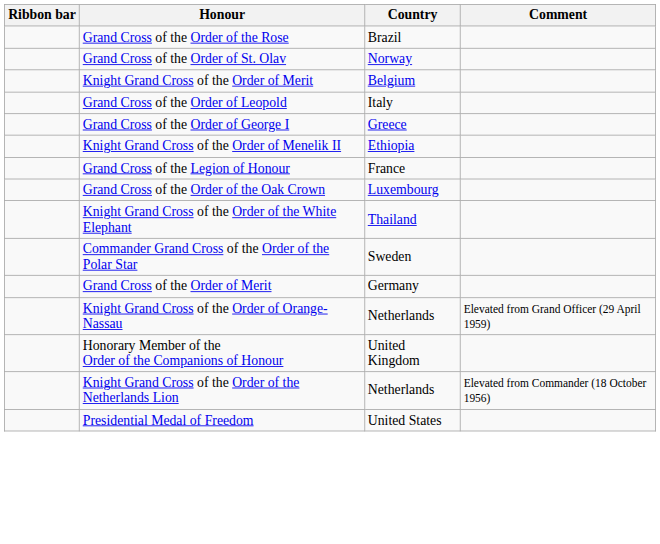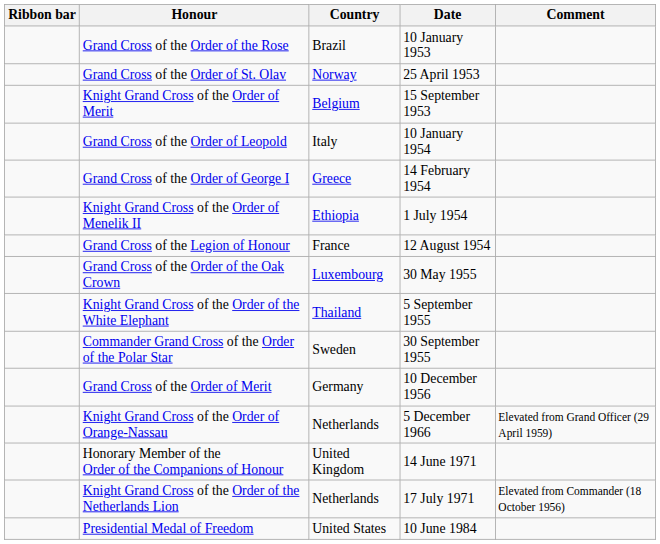+ column: (448, 15)
